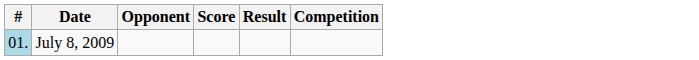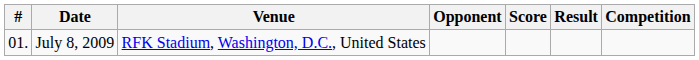+ column: (274, 17)
(18, 42) lightblue background -> (18, 42) no background
